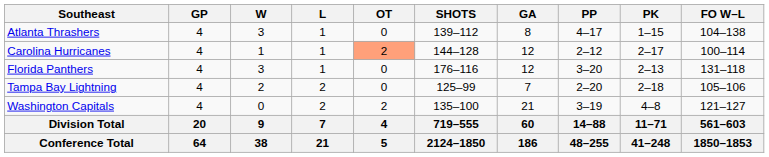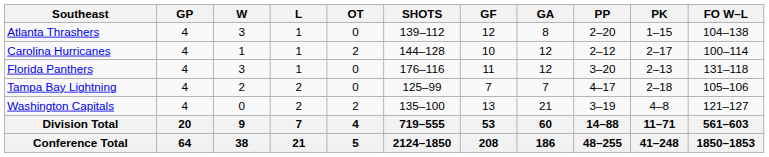+ column: (488, 13)
(589, 32) 4–17 -> (602, 32) 2–20
(384, 50) lightsalmon background -> (356, 50) no background
(589, 87) 2–20 -> (602, 87) 4–17
